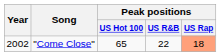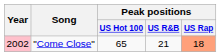(18, 43) no background -> (18, 43) pink background
(163, 43) 22 -> (163, 43) 21
